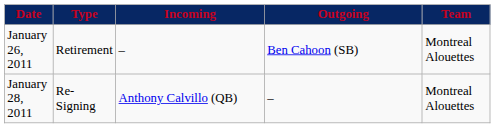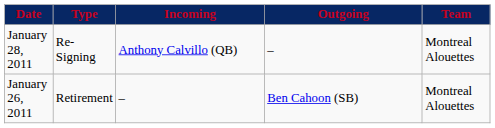rows swapped: (27, 49) <-> (27, 98)
